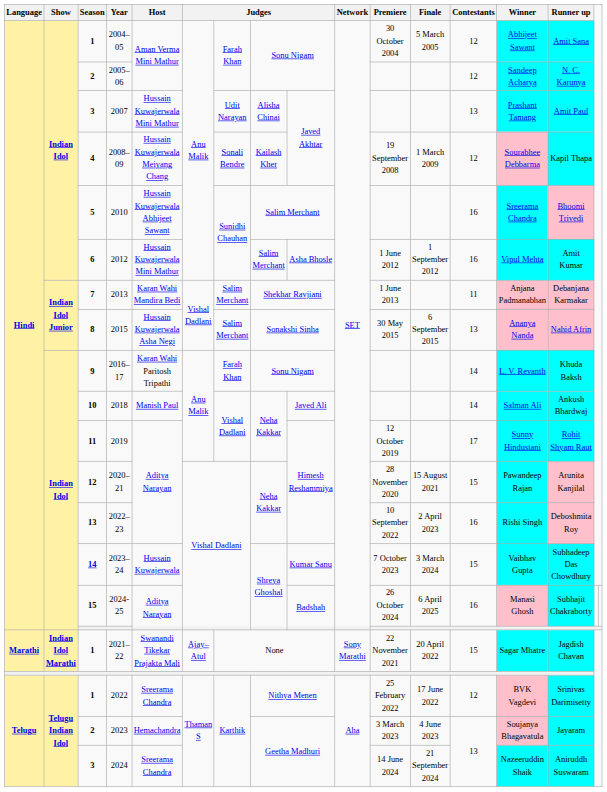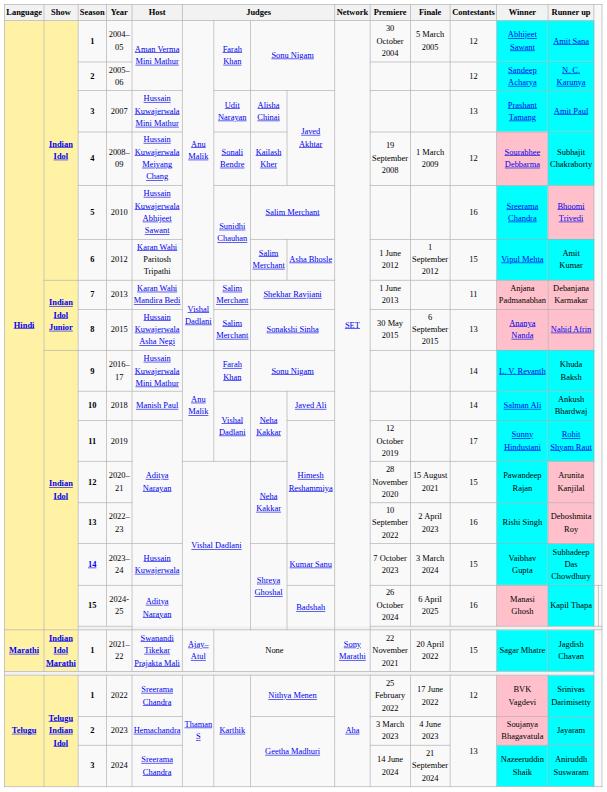(571, 158) Kapil Thapa -> (571, 158) Subhajit Chakraborty
(157, 259) Hussain Kuwajerwala Mini Mathur -> (157, 259) Karan Wahi Paritosh Tripathi
(473, 259) 16 -> (473, 259) 15
(157, 370) Karan Wahi Paritosh Tripathi -> (157, 370) Hussain Kuwajerwala Mini Mathur
(571, 605) Subhajit Chakraborty -> (571, 605) Kapil Thapa
